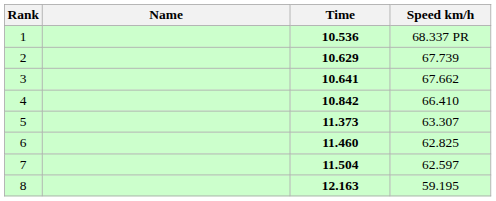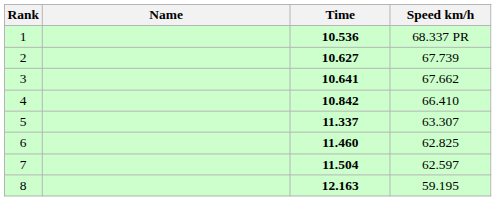(340, 57) 10.629 -> (340, 57) 10.627
(340, 121) 11.373 -> (340, 121) 11.337
